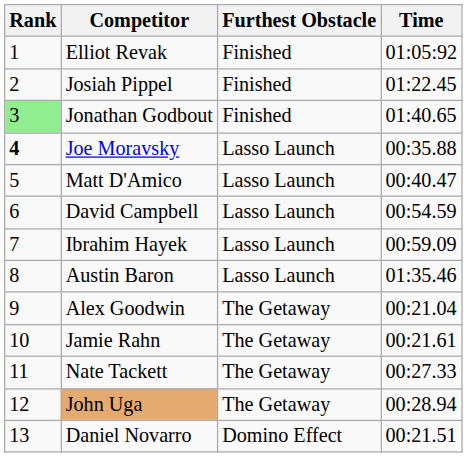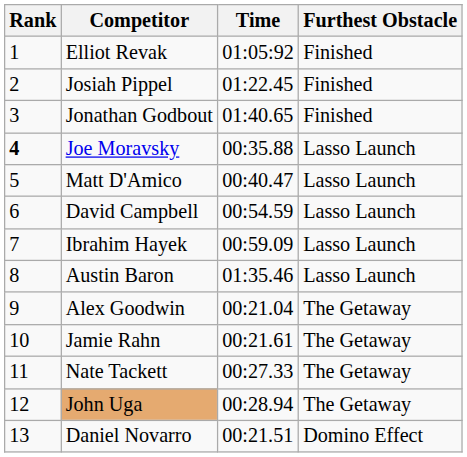columns swapped: (421, 20) <-> (299, 20)
(14, 116) lightgreen background -> (14, 116) no background
